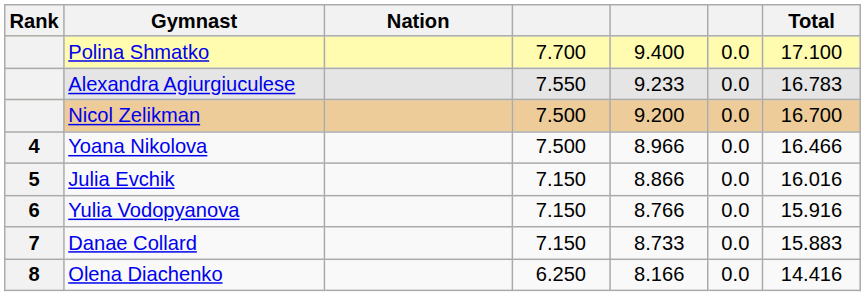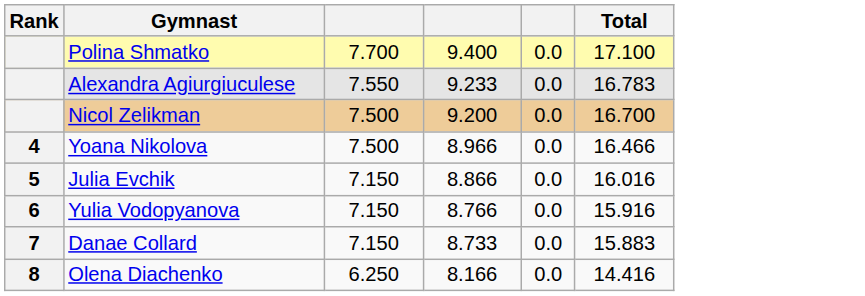- column: (418, 20)
